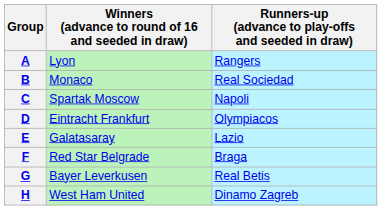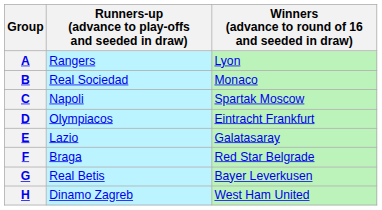columns swapped: (129, 27) <-> (294, 27)
